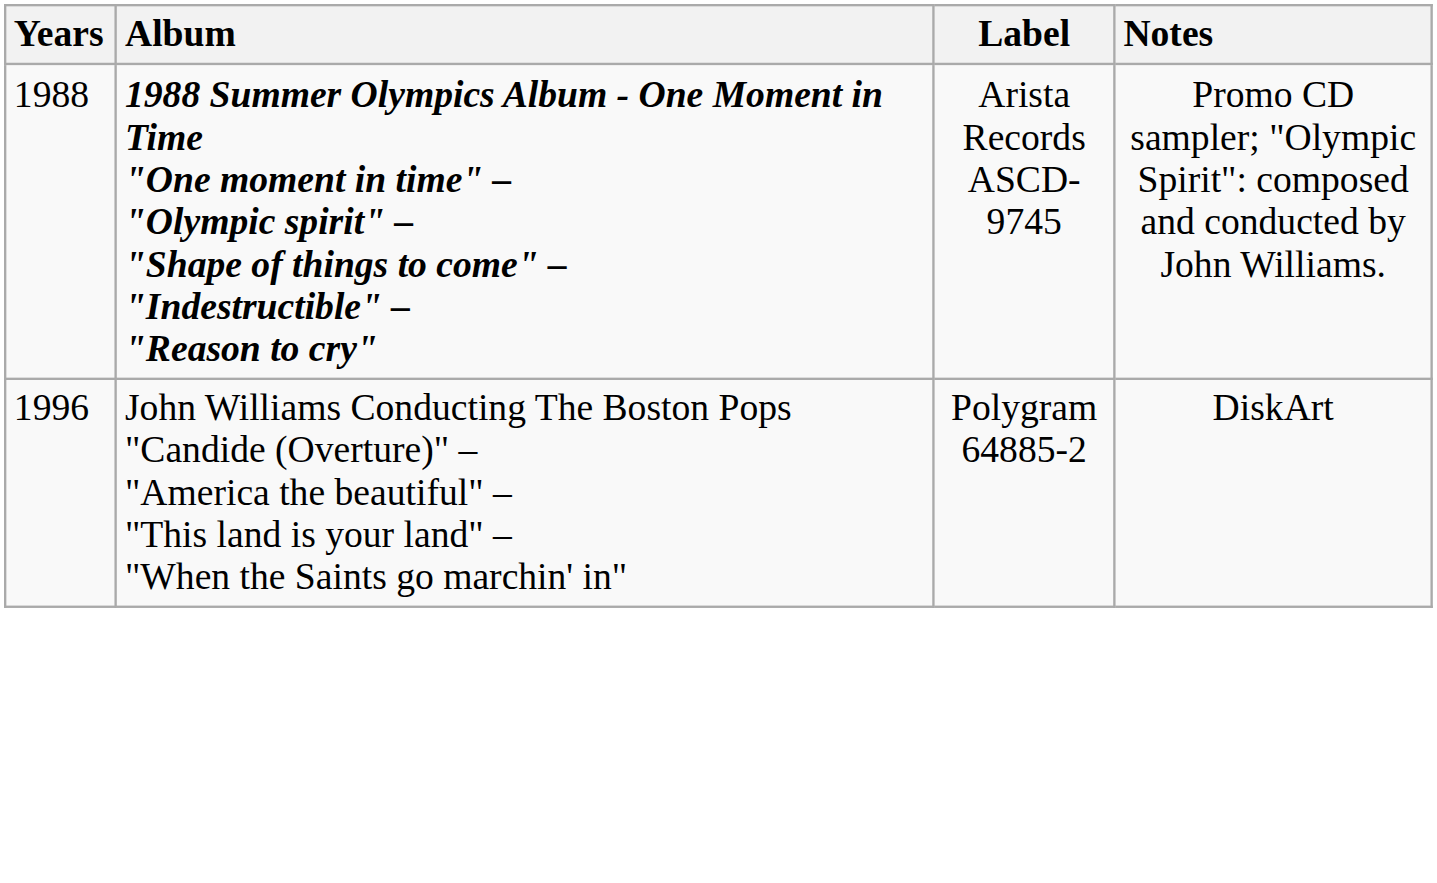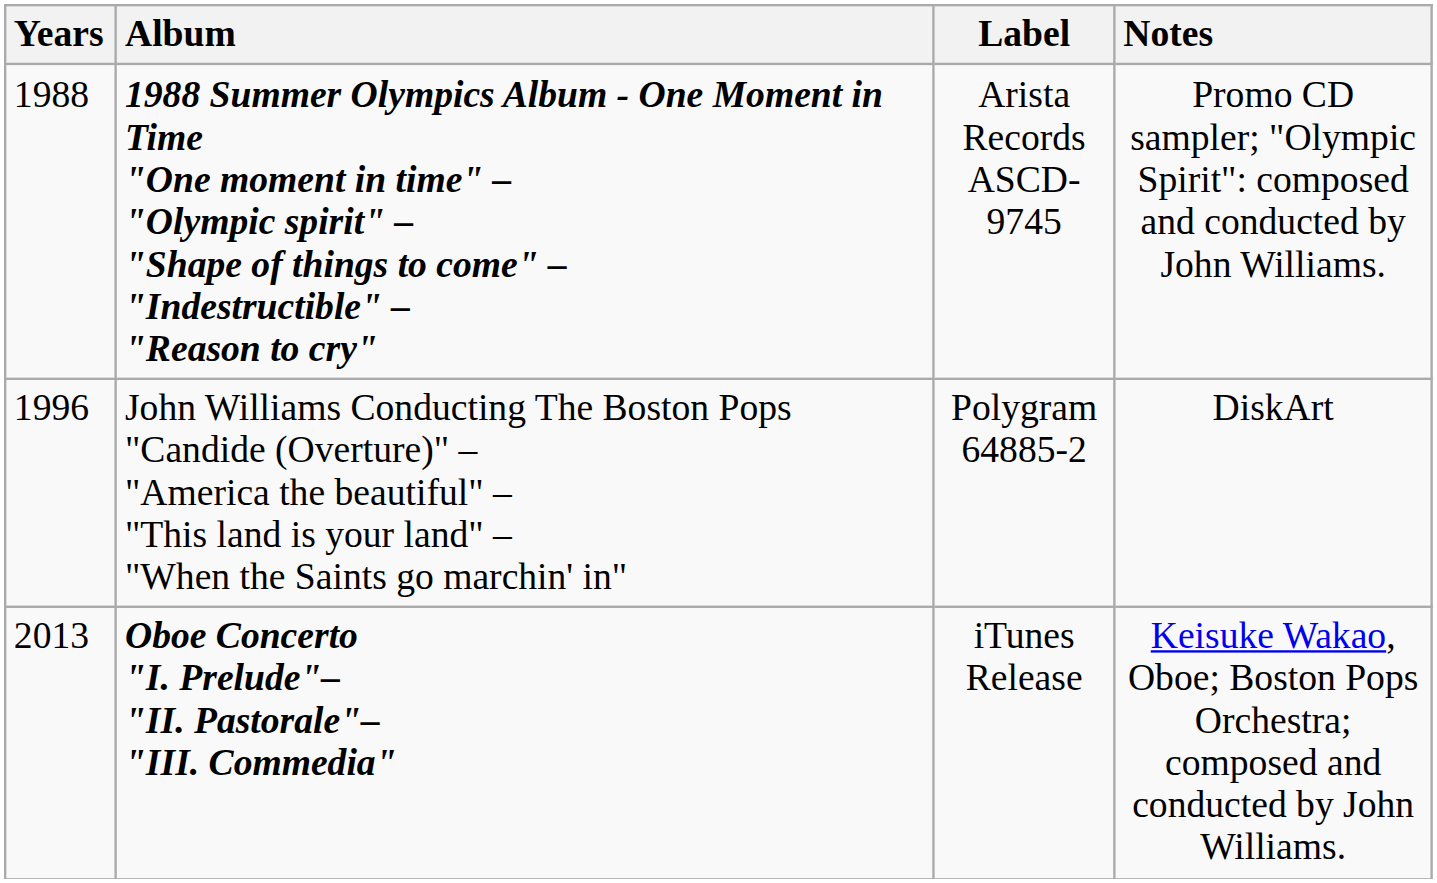+ row: (261, 699)
